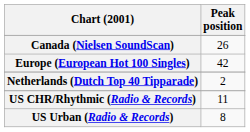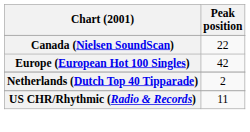(223, 44) 26 -> (223, 44) 22
- row: (102, 117)
